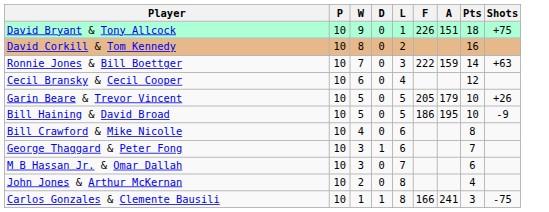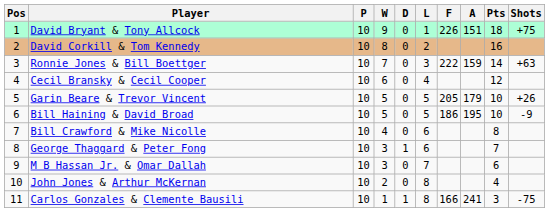+ column: (16, 13)
